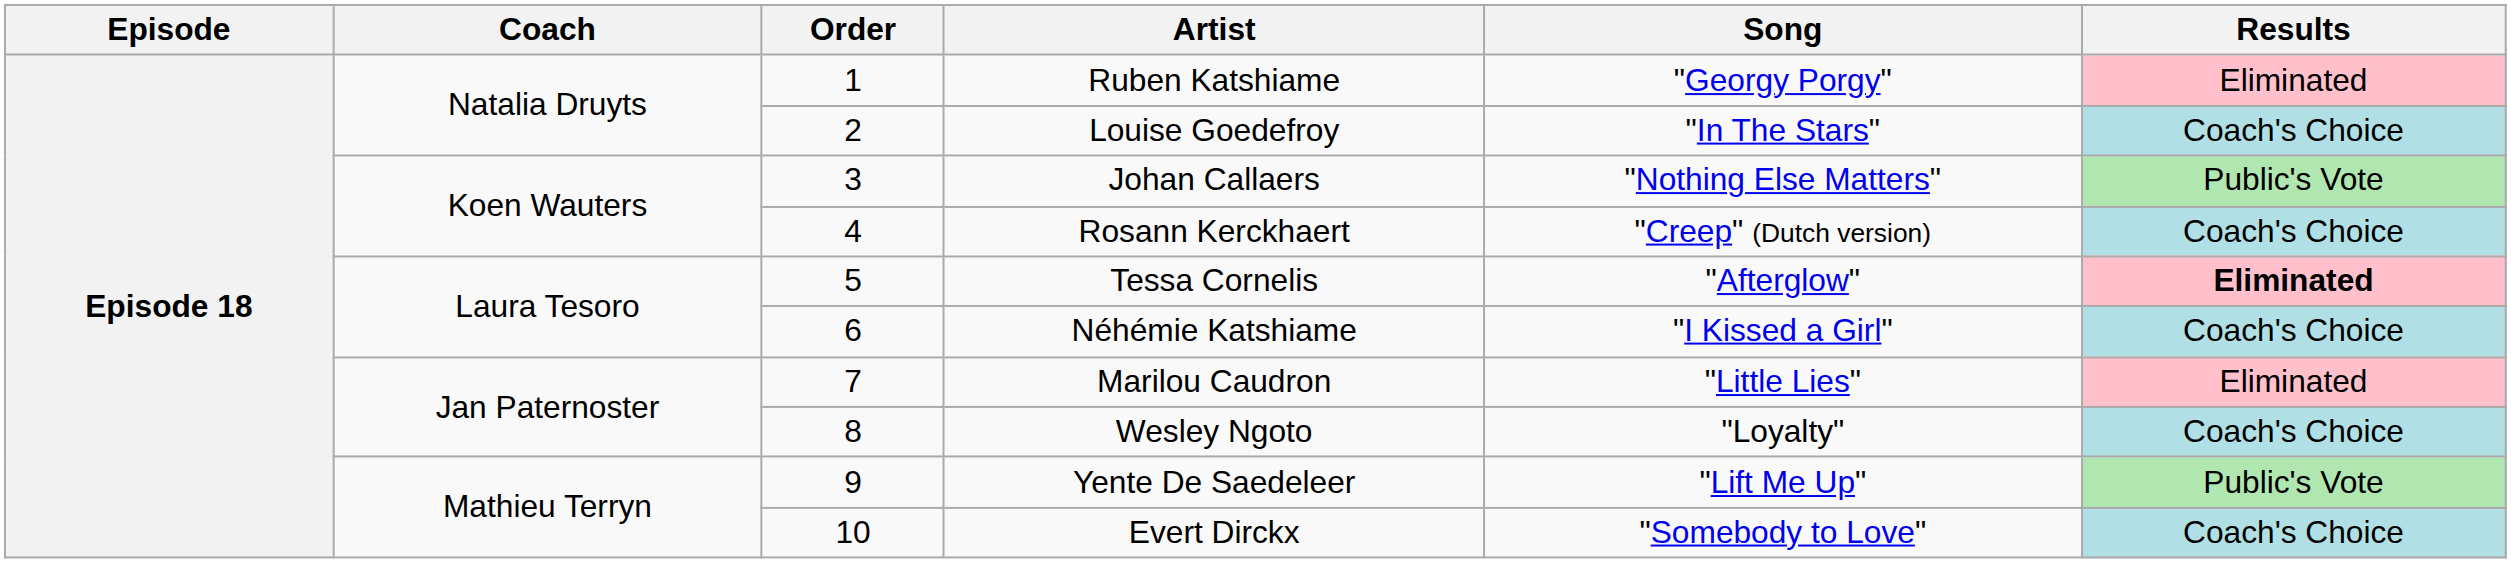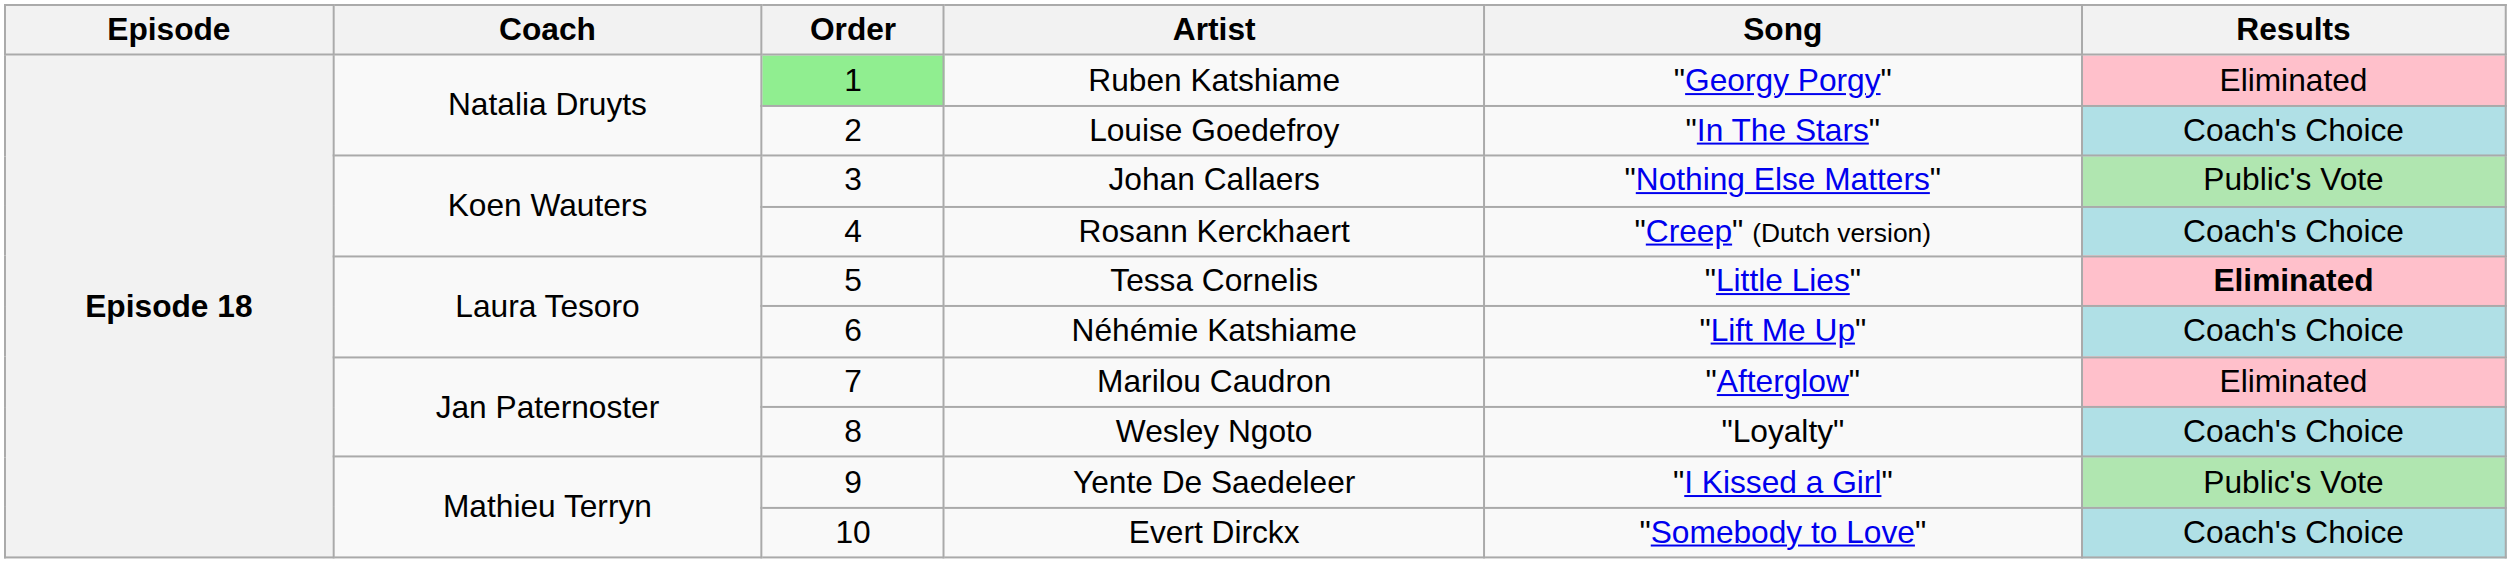(853, 79) no background -> (853, 79) lightgreen background
(1783, 280) "Afterglow" -> (1783, 280) "Little Lies"
(1783, 331) "I Kissed a Girl" -> (1783, 331) "Lift Me Up"
(1783, 381) "Little Lies" -> (1783, 381) "Afterglow"
(1783, 481) "Lift Me Up" -> (1783, 481) "I Kissed a Girl"
